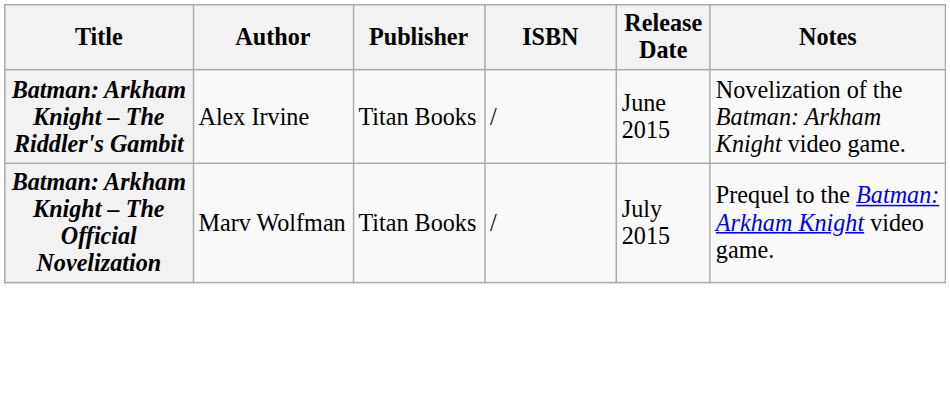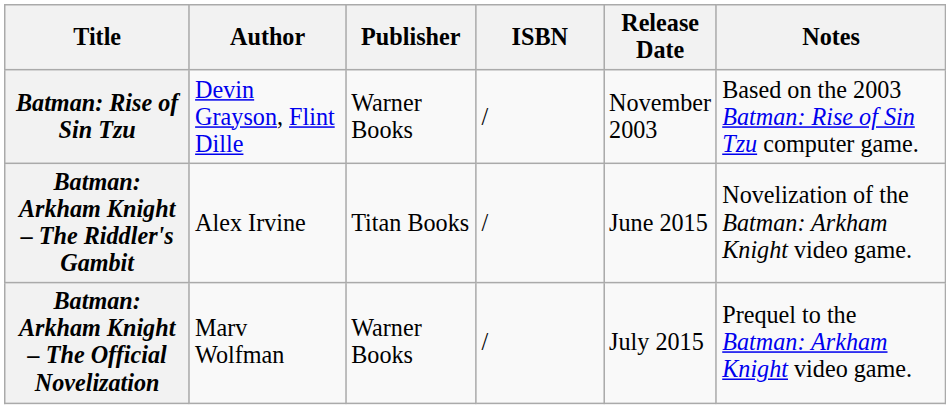+ row: (97, 116)
(417, 222) Titan Books -> (386, 342) Warner Books
